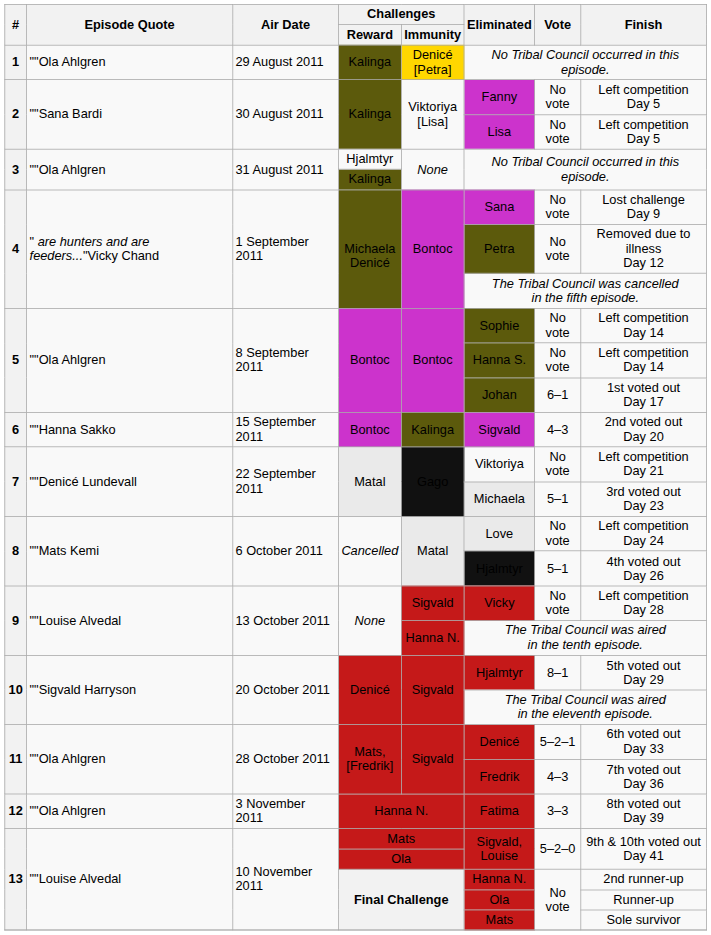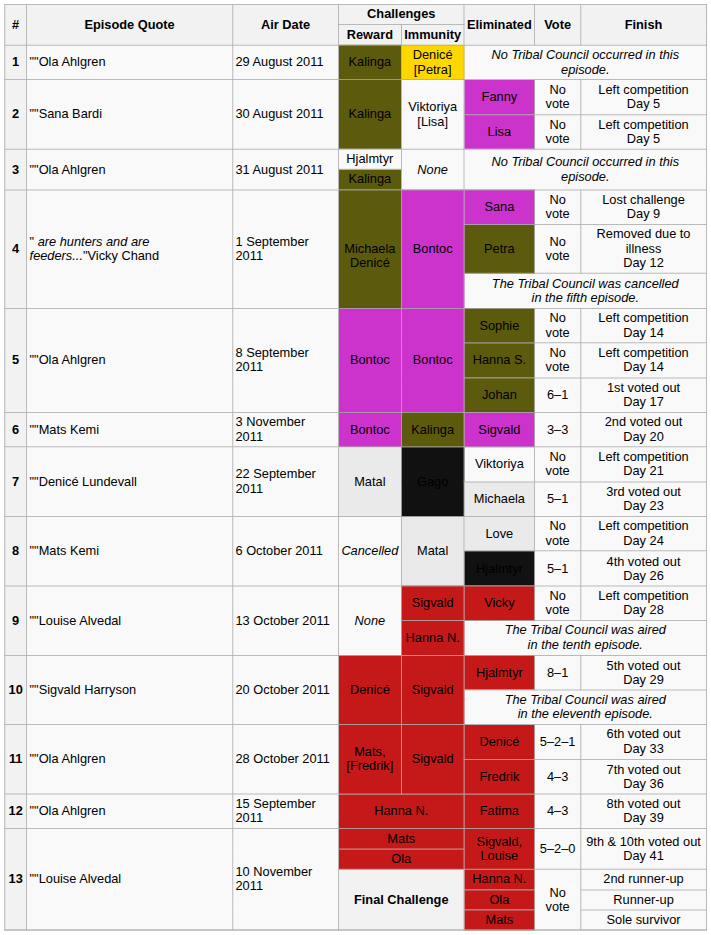(73, 429) ""Hanna Sakko -> (64, 429) ""Mats Kemi
(276, 429) 15 September 2011 -> (270, 429) 3 November 2011
(558, 429) 4–3 -> (558, 429) 3–3
(270, 811) 3 November 2011 -> (276, 811) 15 September 2011
(558, 811) 3–3 -> (558, 811) 4–3
